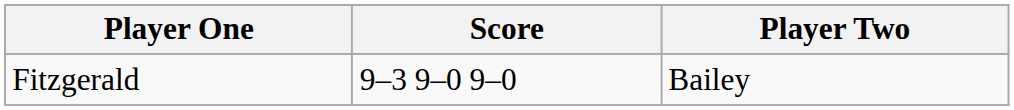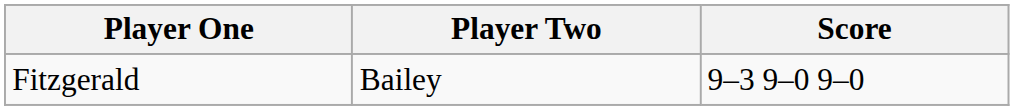columns swapped: (835, 29) <-> (507, 29)
